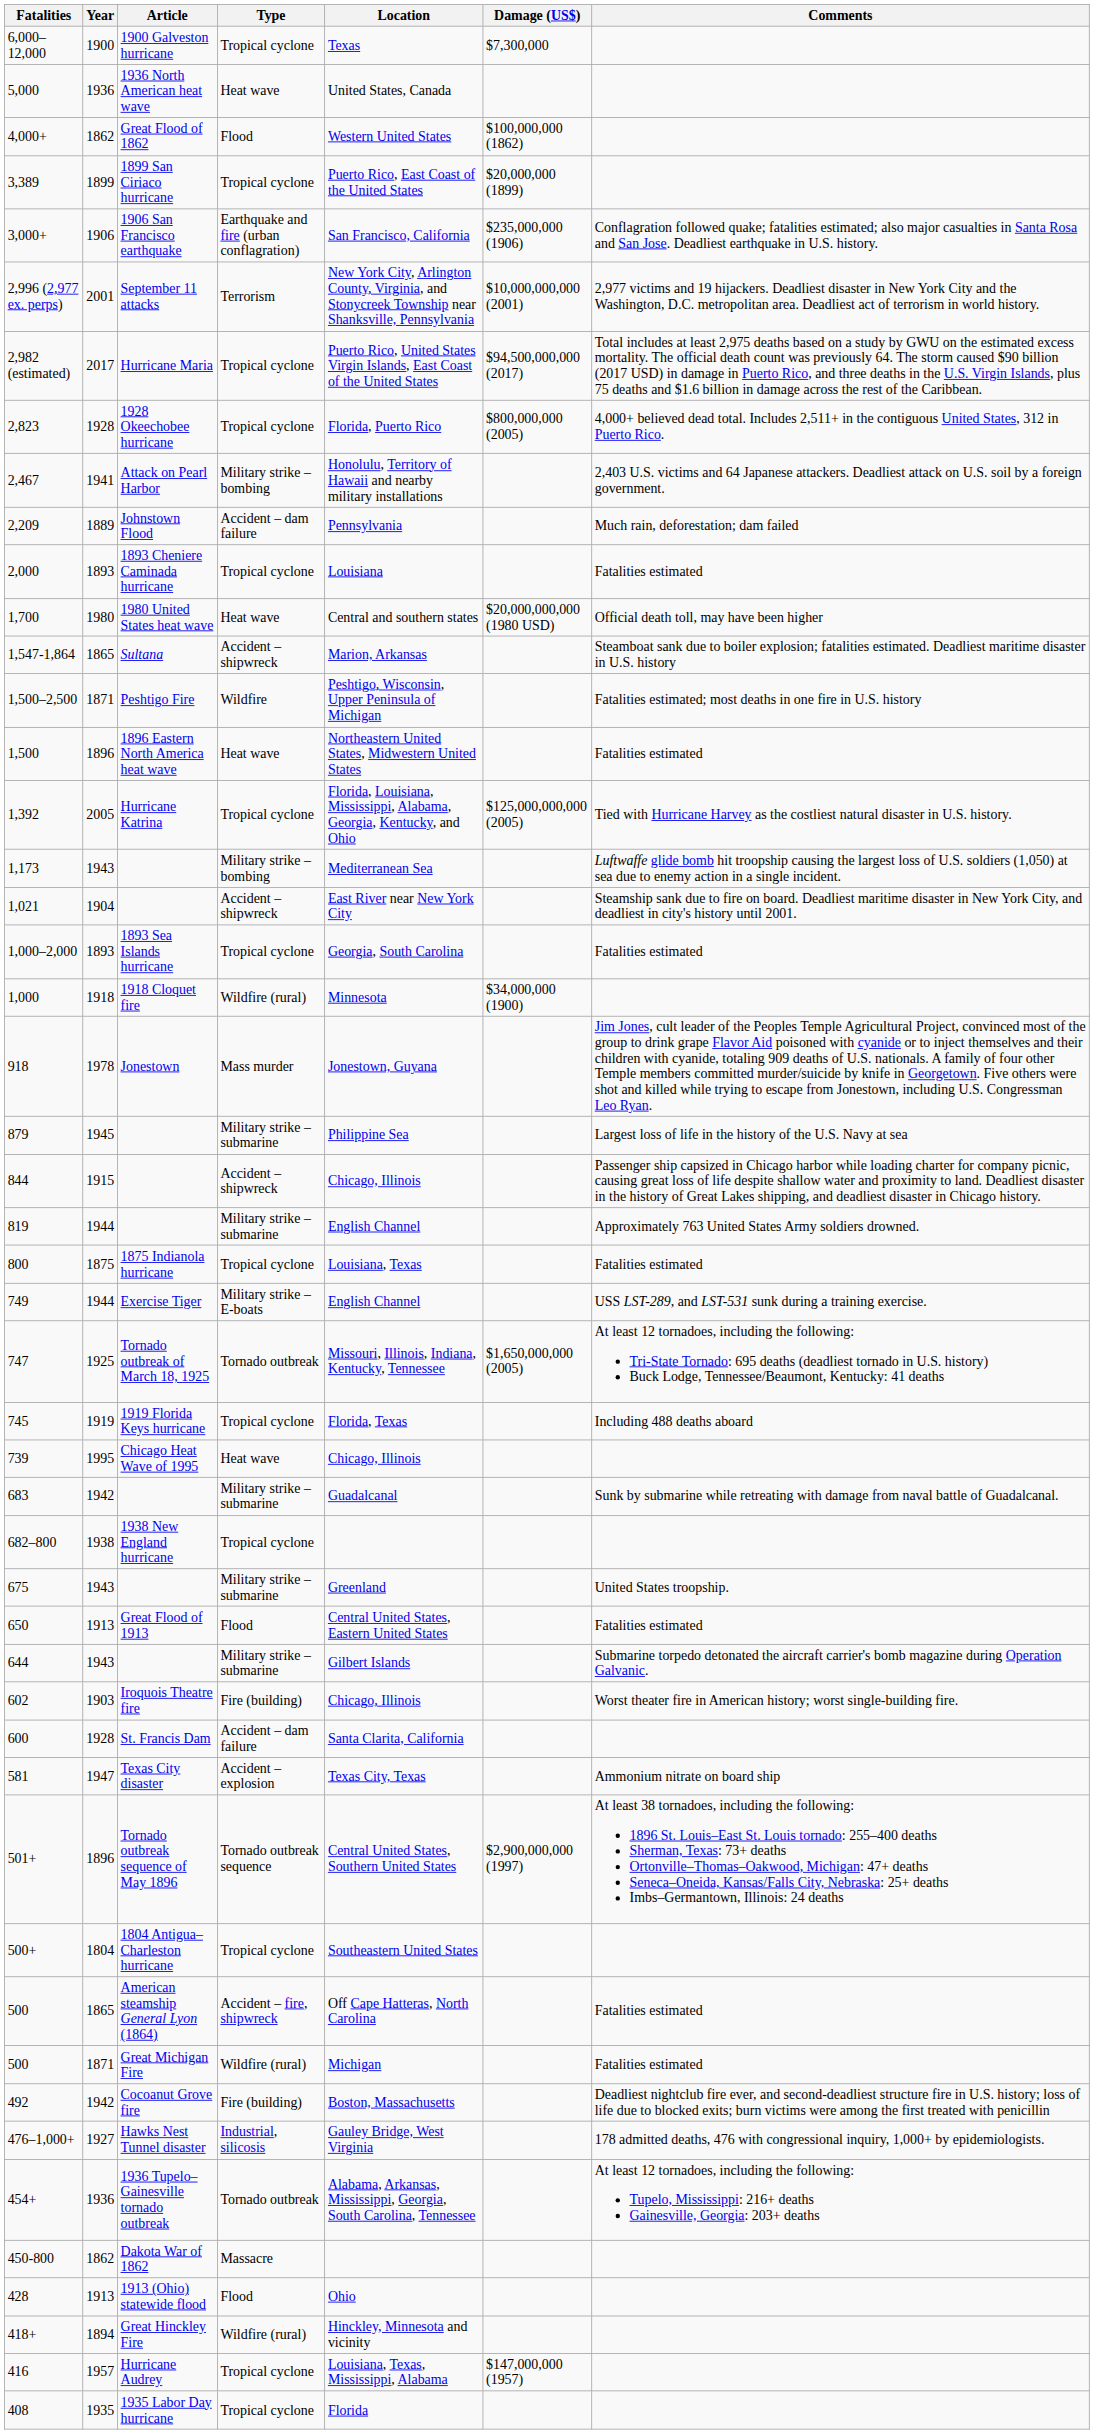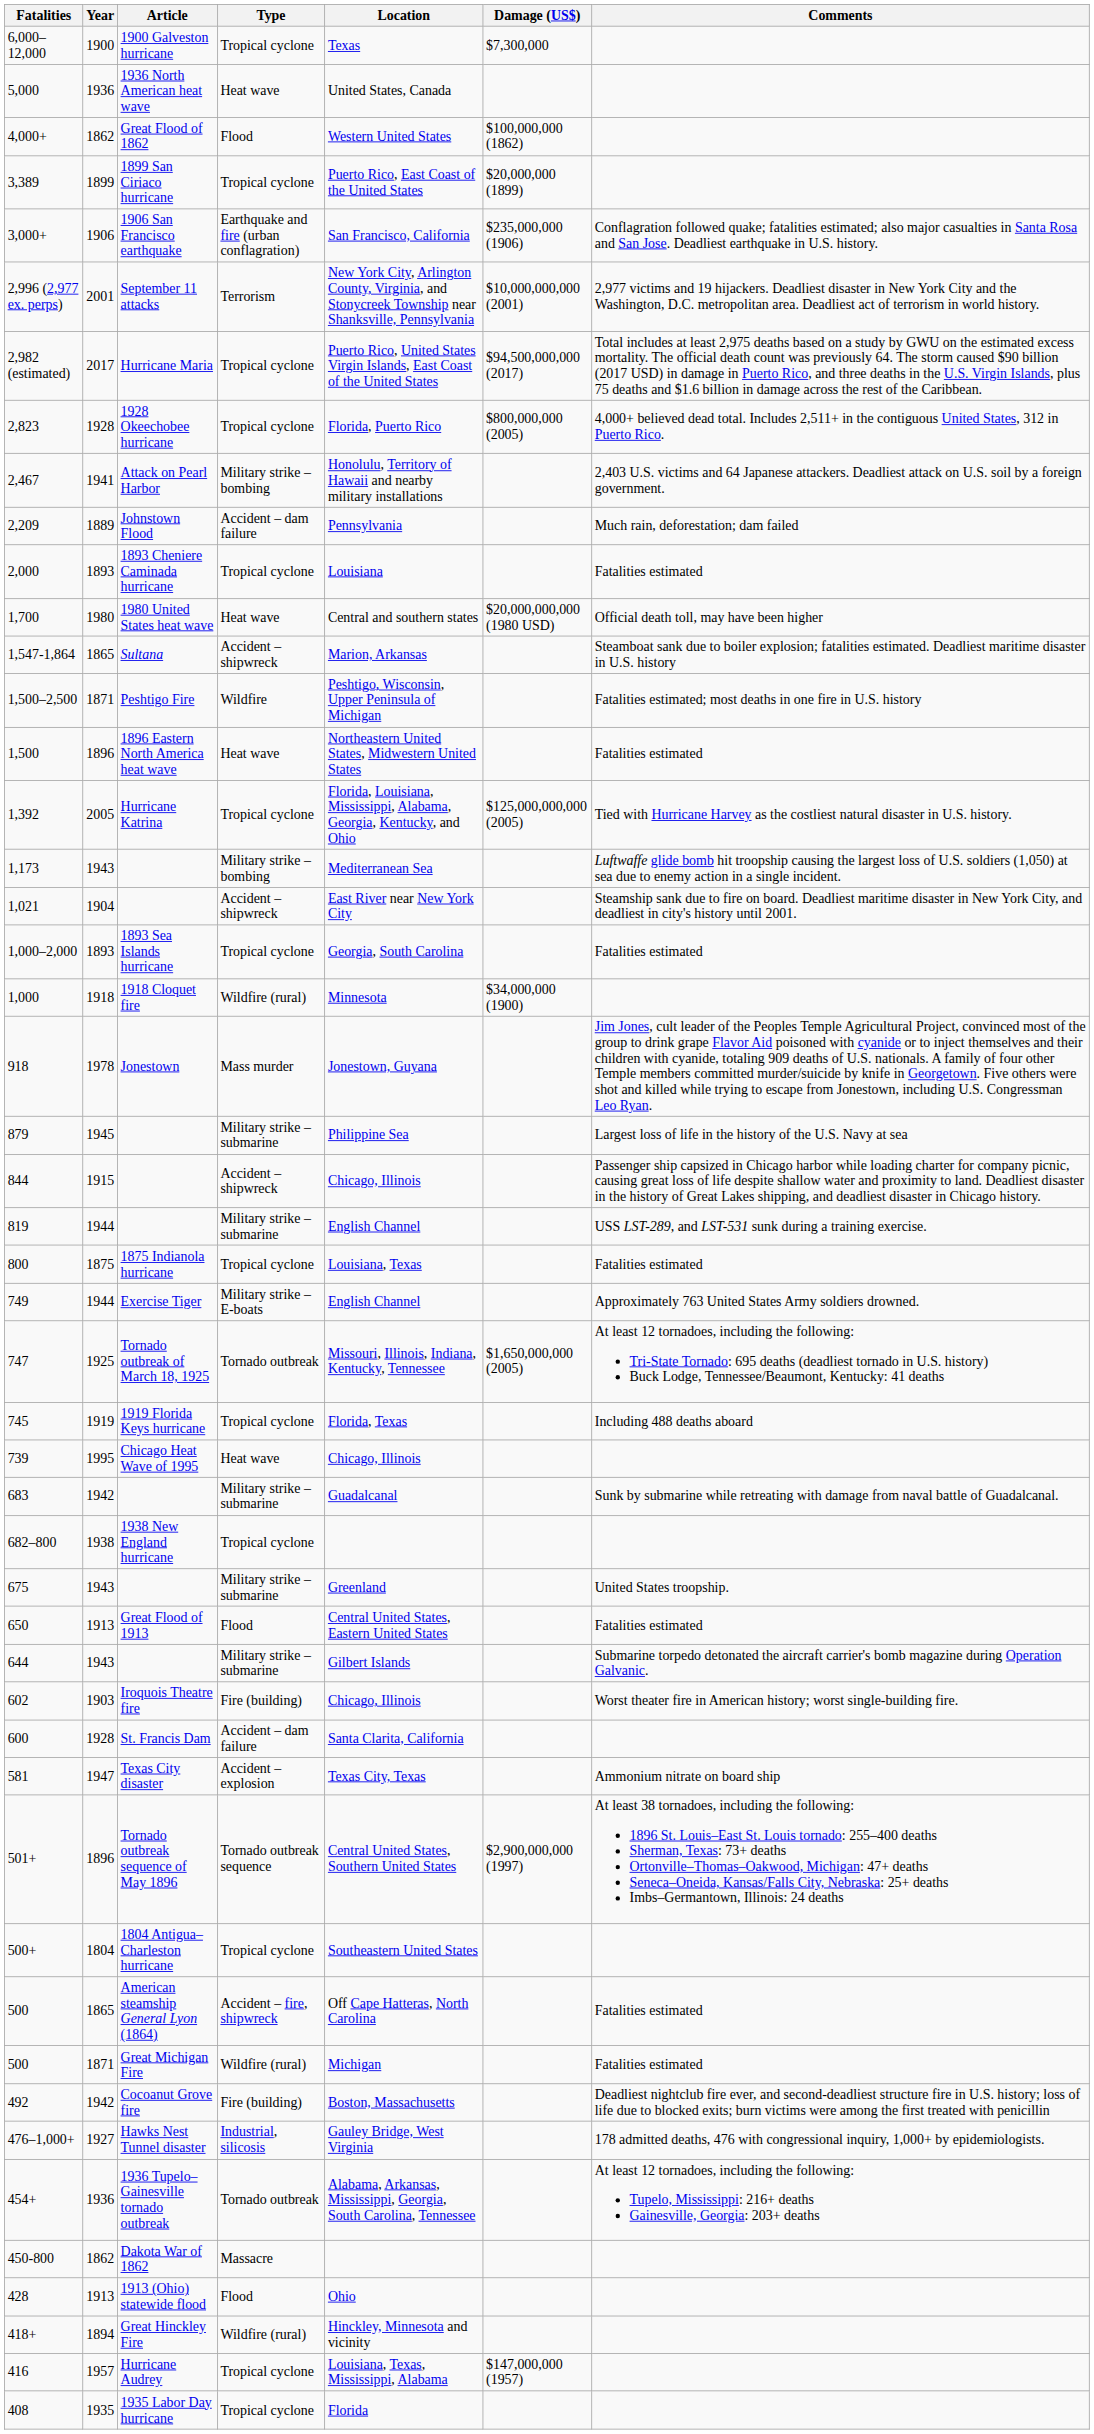(757, 1226) Approximately 763 United States Army soldiers drowned. -> (761, 1226) USS LST-289, and LST-531 sunk during a training exercise.
(761, 1302) USS LST-289, and LST-531 sunk during a training exercise. -> (757, 1302) Approximately 763 United States Army soldiers drowned.
